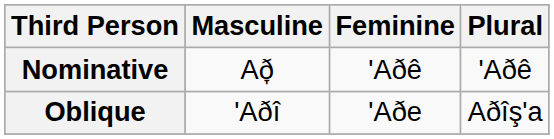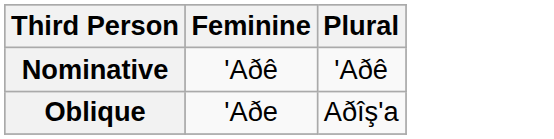- column: (257, 26)
